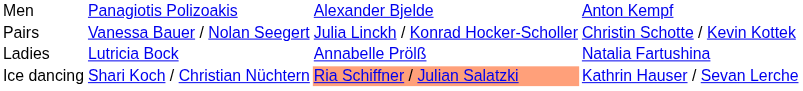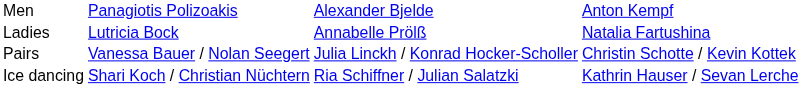rows swapped: (26, 54) <-> (21, 32)
(416, 76) lightsalmon background -> (416, 76) no background
